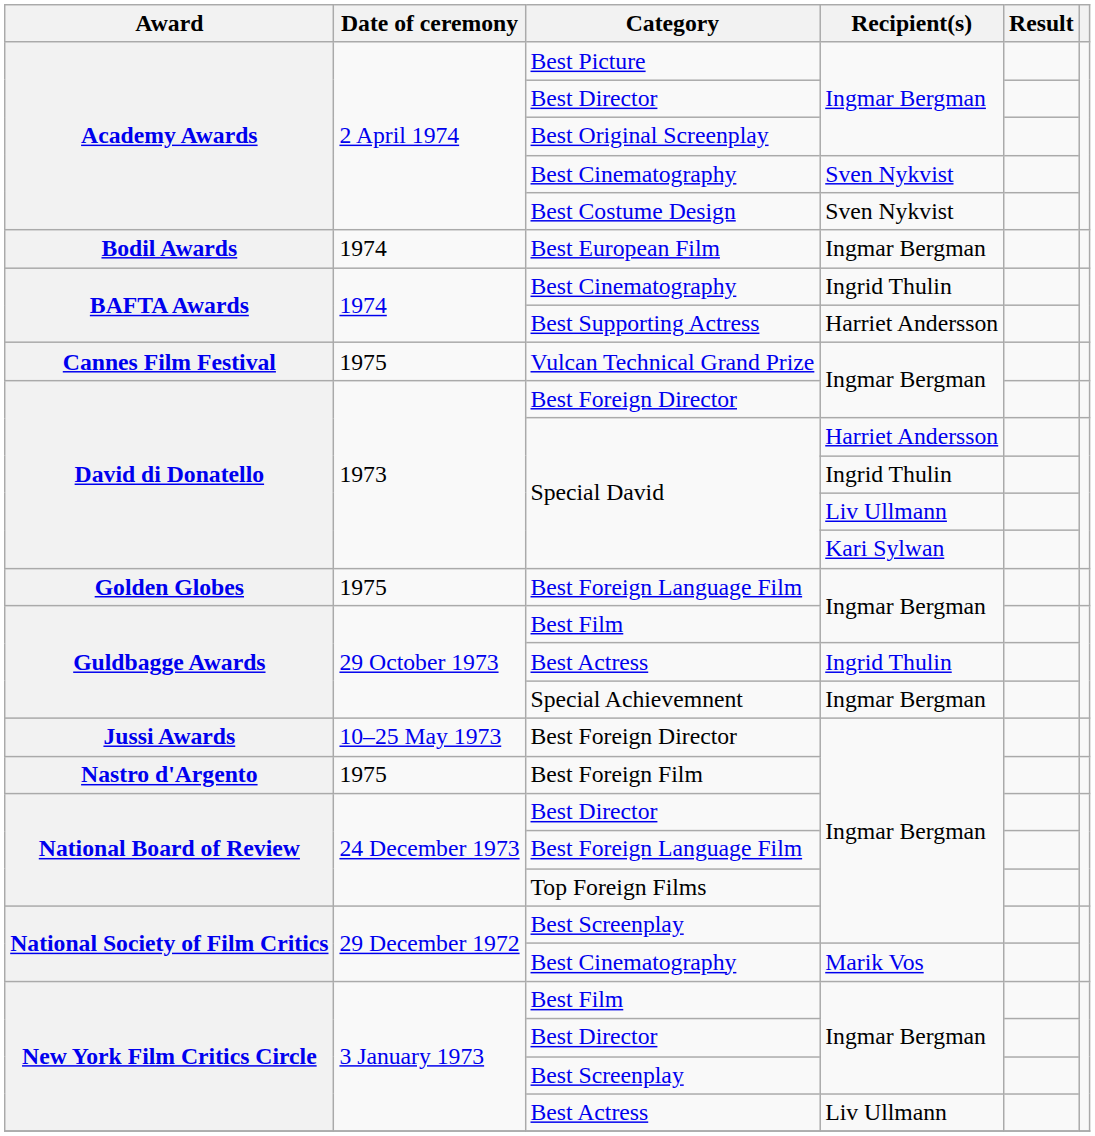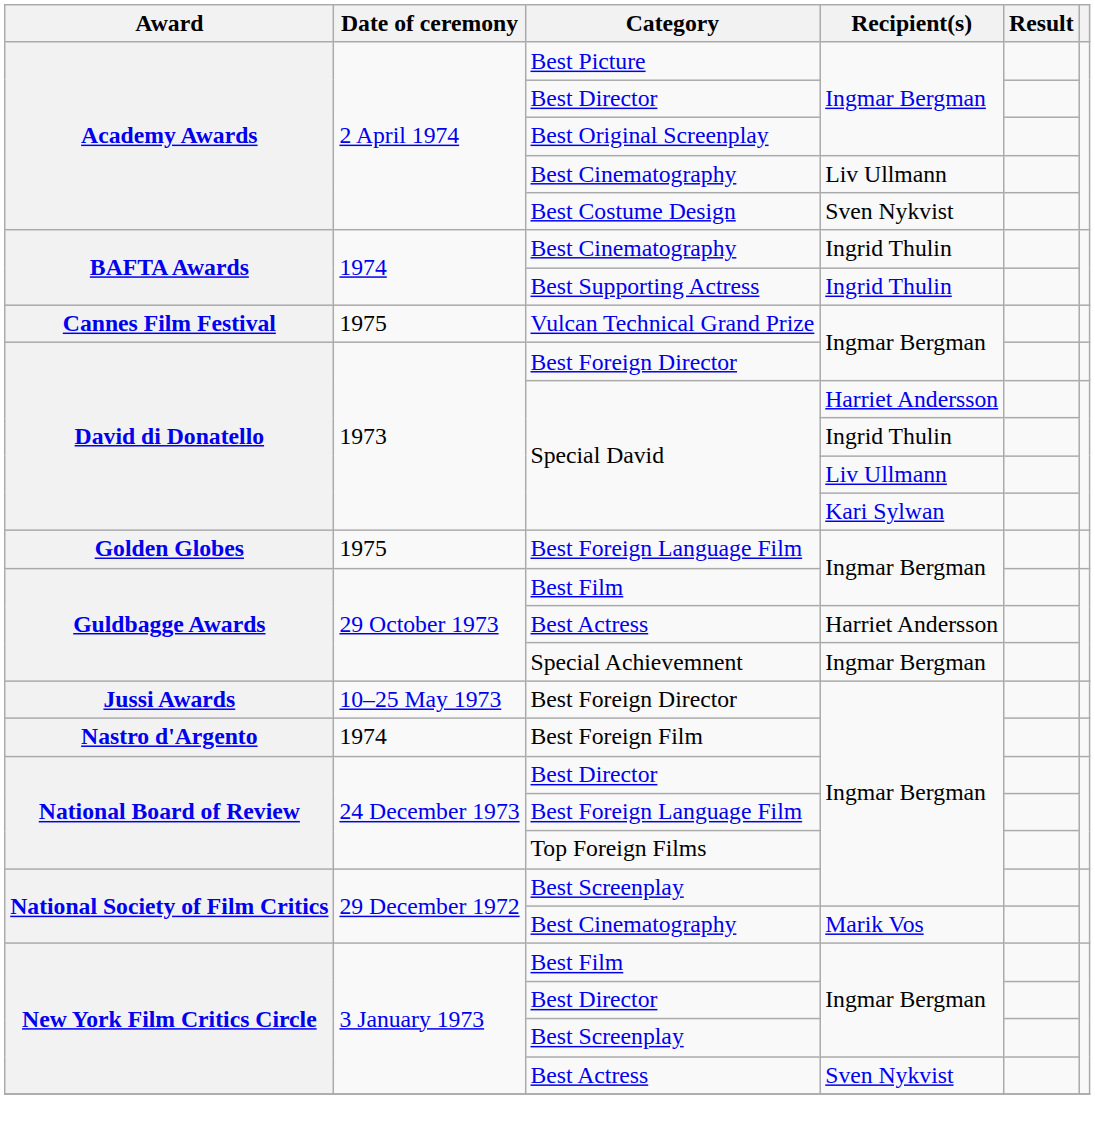(889, 173) Sven Nykvist -> (886, 173) Liv Ullmann
- row: (169, 248)
(912, 323) Harriet Andersson -> (888, 286) Ingrid Thulin
(888, 661) Ingrid Thulin -> (912, 624) Harriet Andersson
(363, 774) 1975 -> (363, 736) 1974
(886, 1112) Liv Ullmann -> (889, 1074) Sven Nykvist
